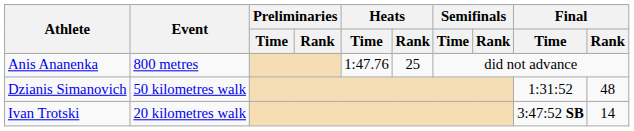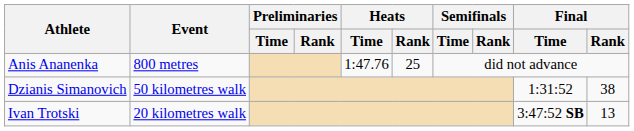(608, 89) 48 -> (608, 89) 38
(608, 113) 14 -> (608, 113) 13
